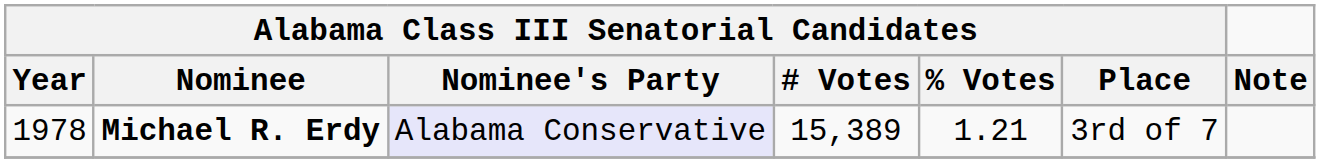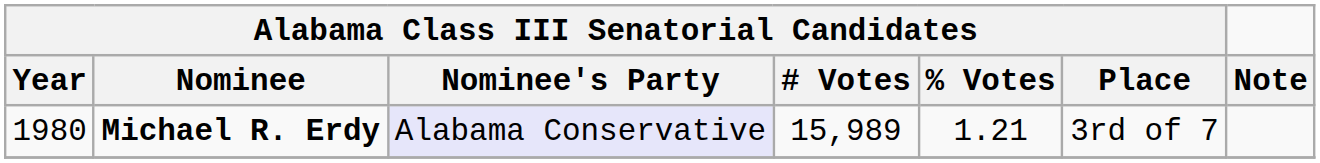(50, 131) 1978 -> (50, 131) 1980
(846, 131) 15,389 -> (846, 131) 15,989
